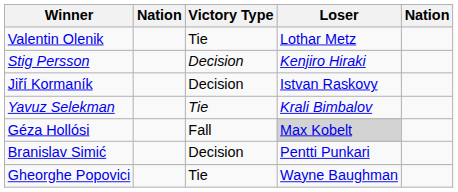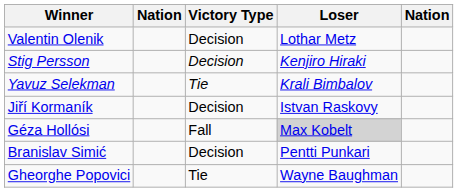(198, 38) Tie -> (216, 38) Decision
rows swapped: (50, 84) <-> (61, 107)
